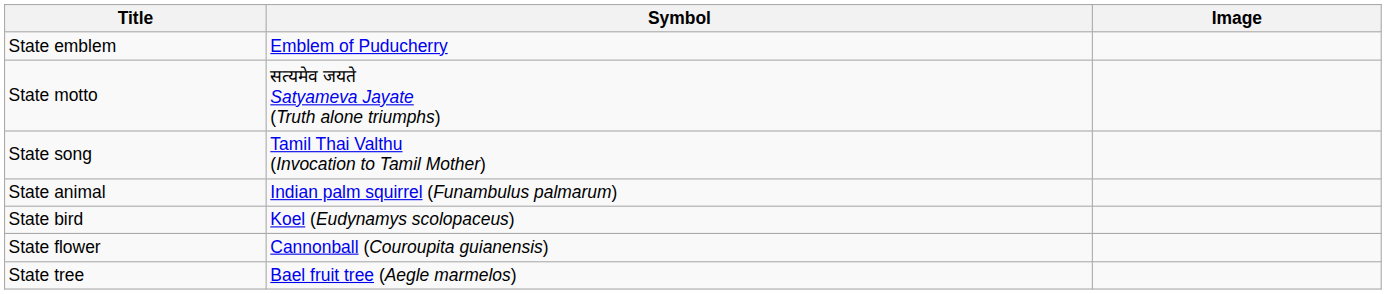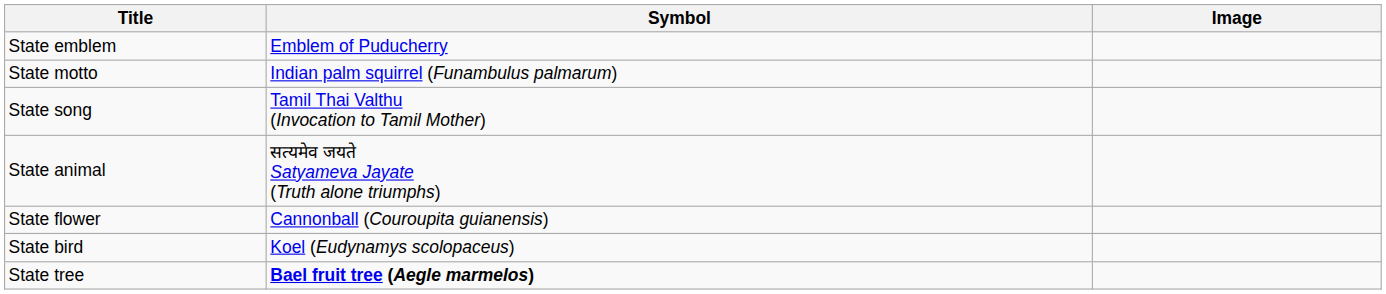(355, 97) सत्यमेव जयते Satyameva Jayate (Truth alone triumphs) -> (444, 73) Indian palm squirrel (Funambulus palmarum)
(444, 192) Indian palm squirrel (Funambulus palmarum) -> (355, 172) सत्यमेव जयते Satyameva Jayate (Truth alone triumphs)
rows swapped: (46, 219) <-> (55, 247)
(393, 275) normal -> (402, 275) bold
